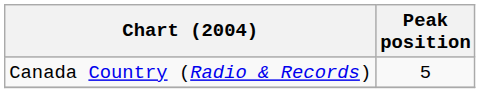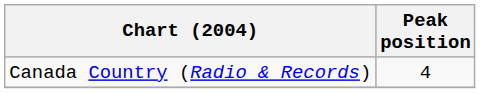(425, 73) 5 -> (425, 73) 4
